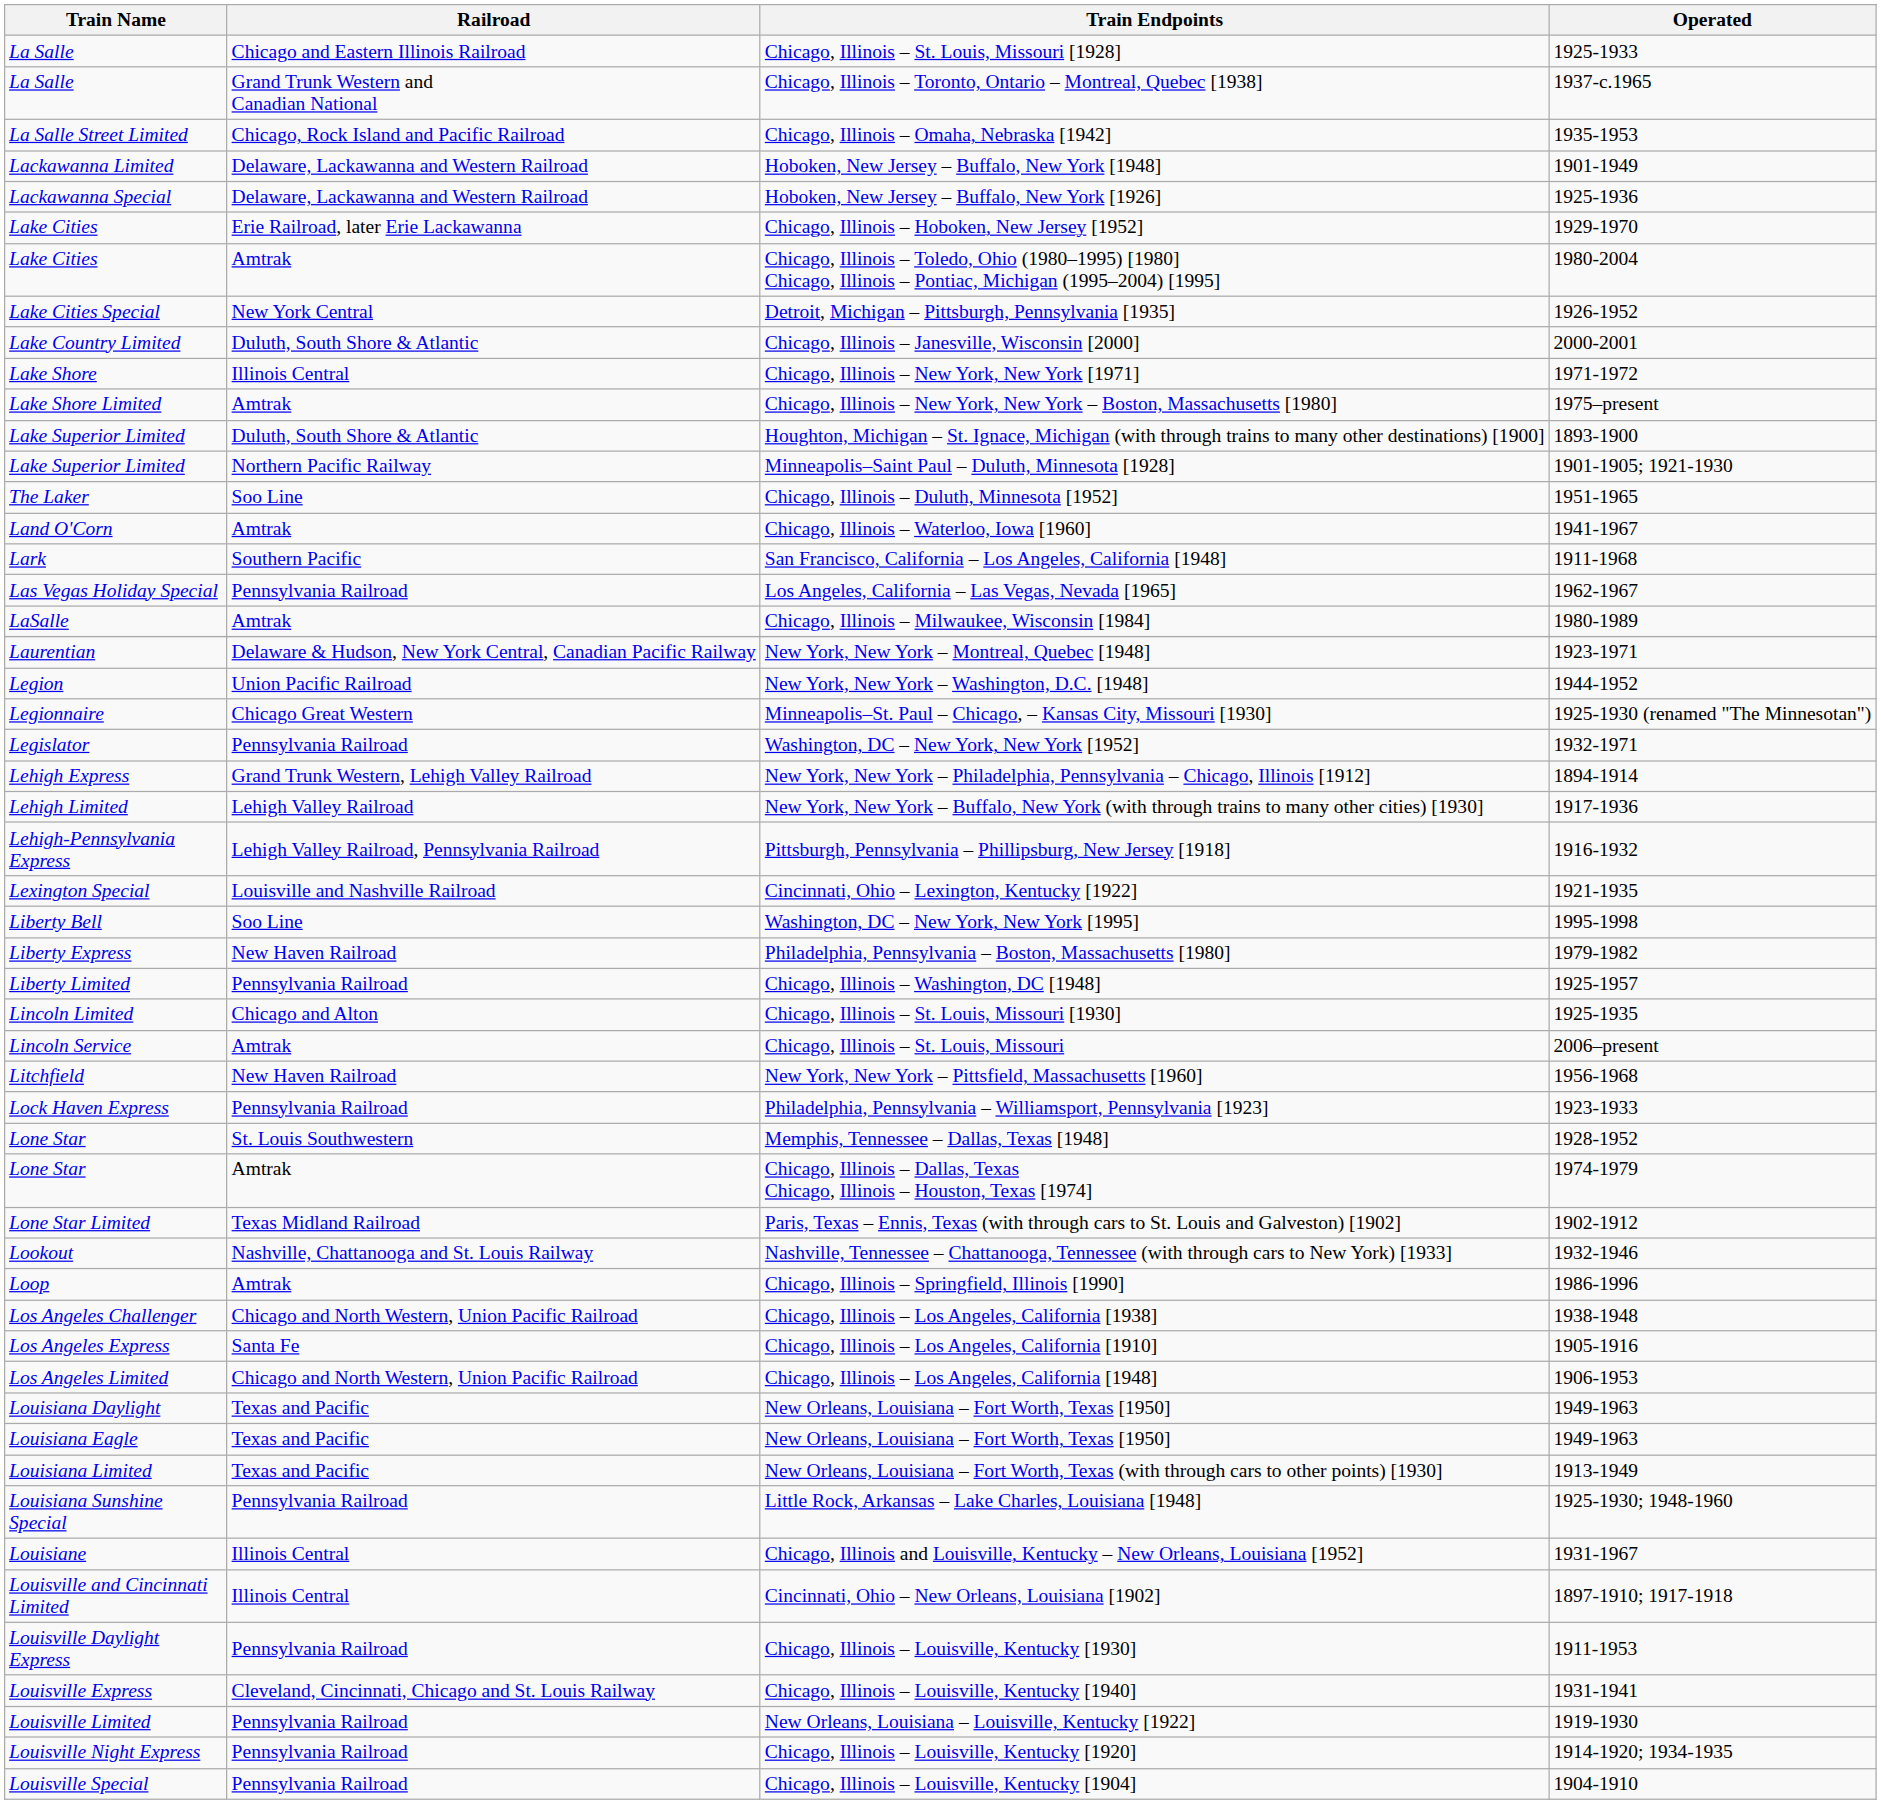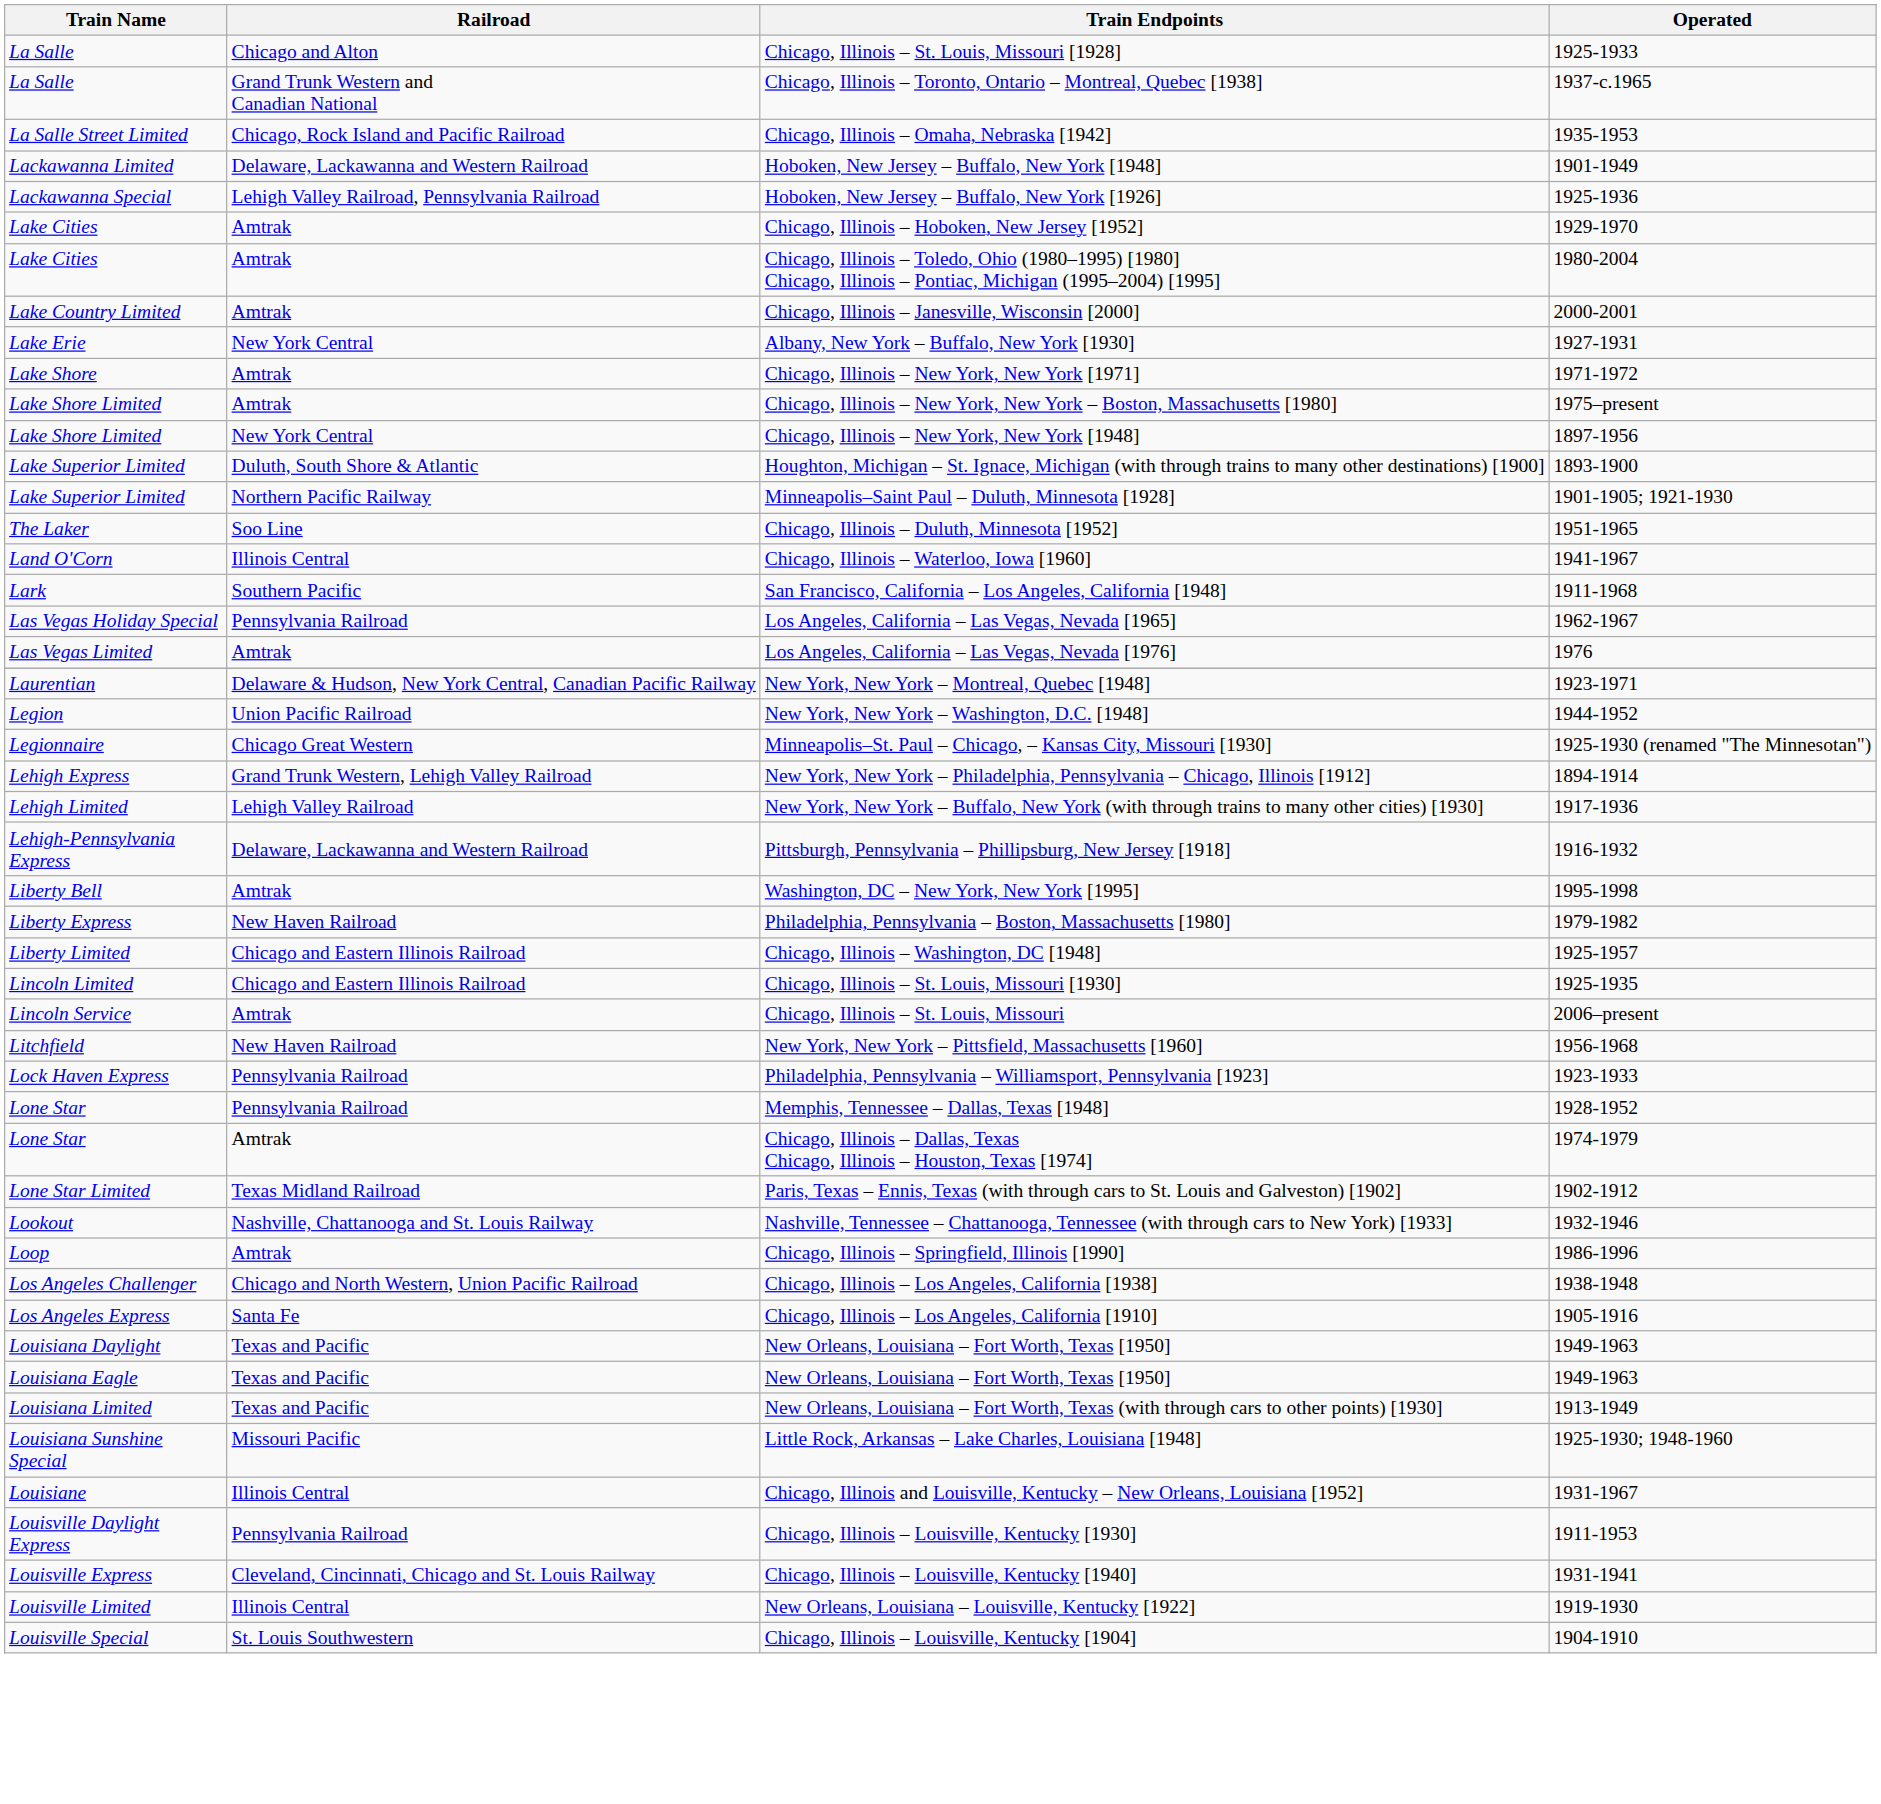(379, 50) Chicago and Eastern Illinois Railroad -> (305, 50) Chicago and Alton
(410, 196) Delaware, Lackawanna and Western Railroad -> (415, 196) Lehigh Valley Railroad, Pennsylvania Railroad
(377, 227) Erie Railroad, later Erie Lackawanna -> (261, 227) Amtrak
- row: (84, 311)
(355, 342) Duluth, South Shore & Atlantic -> (261, 311) Amtrak
+ row: (47, 342)
(290, 373) Illinois Central -> (261, 373) Amtrak
+ row: (85, 435)
(261, 528) Amtrak -> (290, 559) Illinois Central
+ row: (81, 652)
- row: (39, 621)
- row: (49, 744)
(415, 848) Lehigh Valley Railroad, Pennsylvania Railroad -> (410, 848) Delaware, Lackawanna and Western Railroad
- row: (79, 890)
(267, 921) Soo Line -> (261, 890) Amtrak
(320, 983) Pennsylvania Railroad -> (379, 952) Chicago and Eastern Illinois Railroad
(305, 1014) Chicago and Alton -> (379, 983) Chicago and Eastern Illinois Railroad
(322, 1138) St. Louis Southwestern -> (320, 1107) Pennsylvania Railroad
- row: (89, 1377)
(320, 1500) Pennsylvania Railroad -> (296, 1438) Missouri Pacific
- row: (108, 1595)
(320, 1721) Pennsylvania Railroad -> (290, 1606) Illinois Central
- row: (105, 1752)
(320, 1783) Pennsylvania Railroad -> (322, 1637) St. Louis Southwestern
